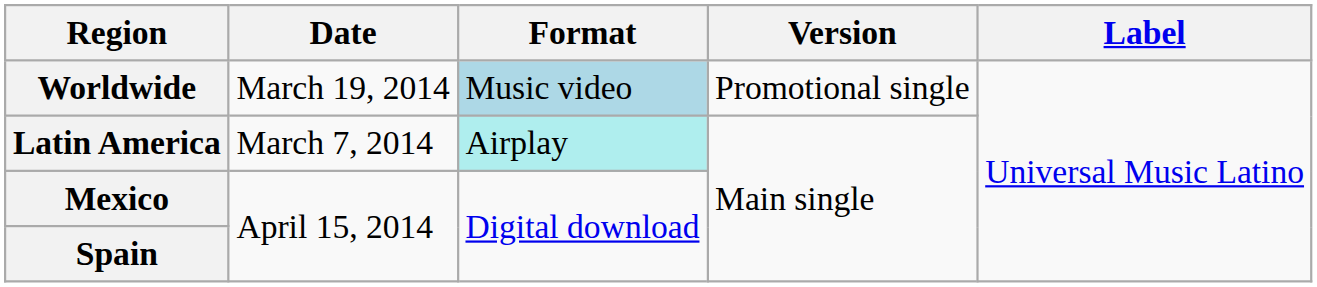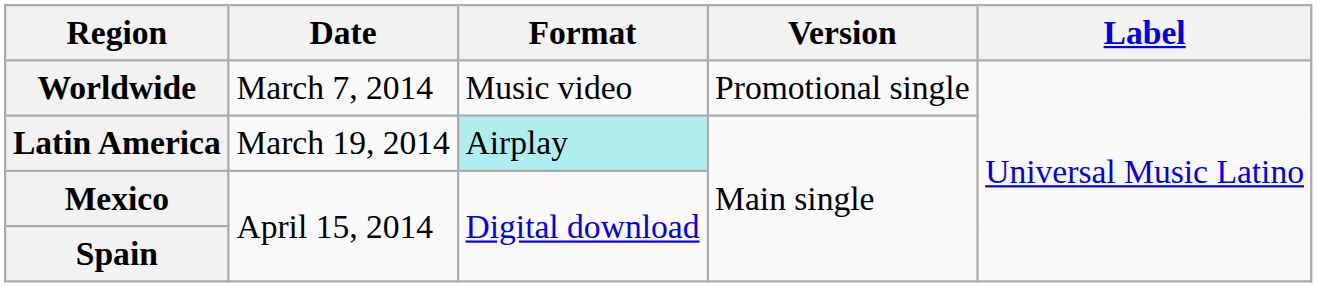(343, 87) March 19, 2014 -> (335, 87) March 7, 2014
(549, 87) lightblue background -> (549, 87) no background
(335, 143) March 7, 2014 -> (343, 143) March 19, 2014
